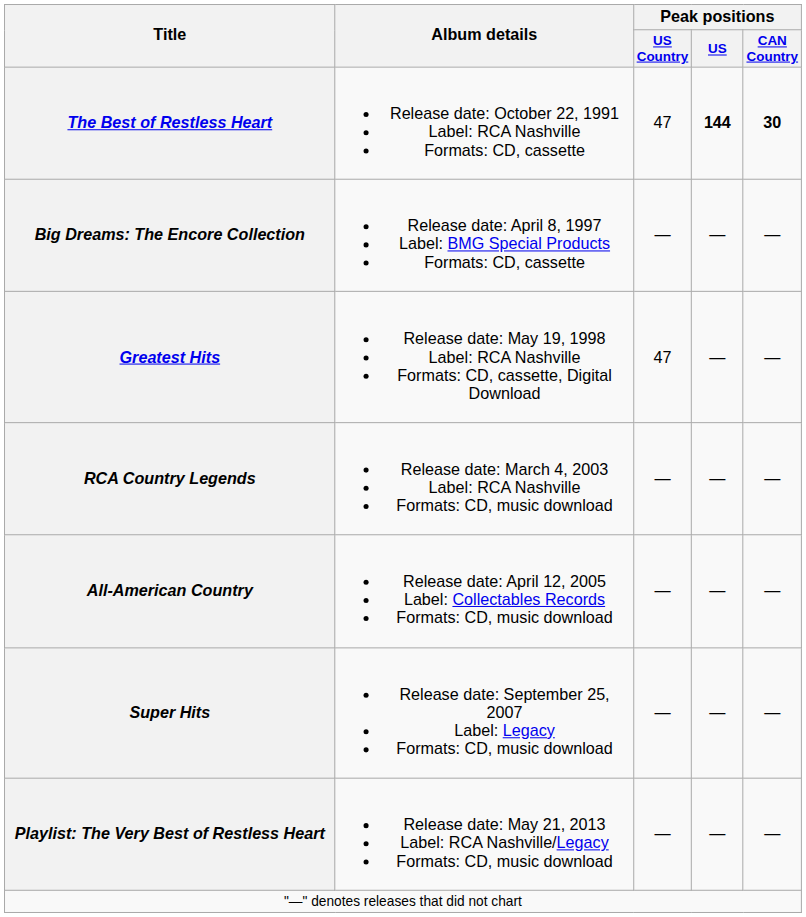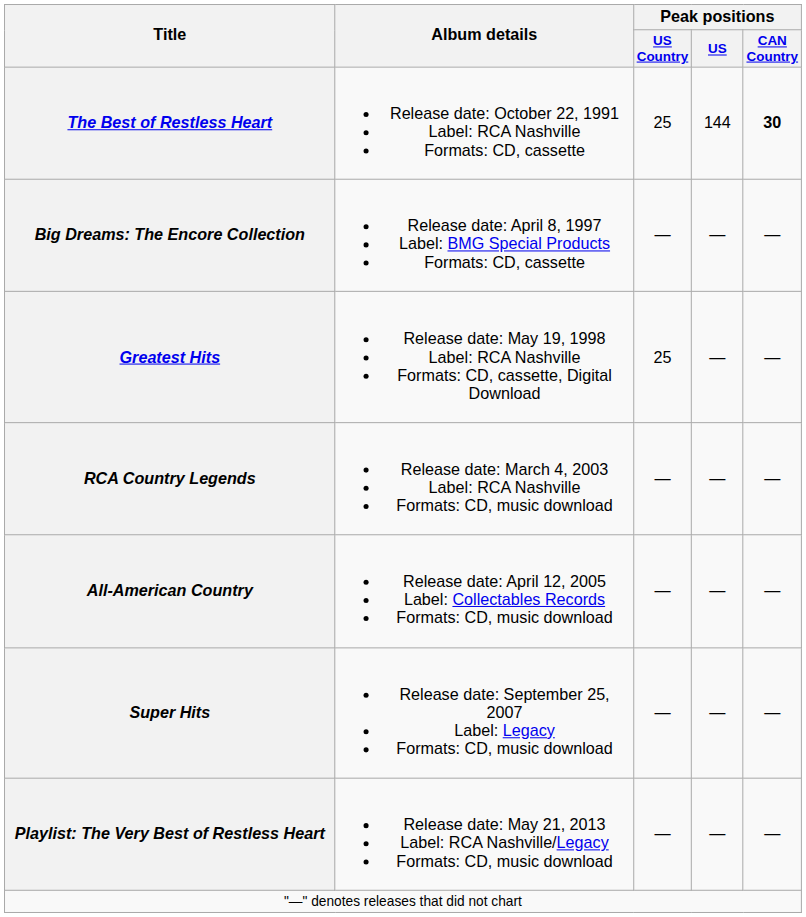(662, 123) 47 -> (662, 123) 25
(717, 123) bold -> (717, 123) normal
(662, 357) 47 -> (662, 357) 25
